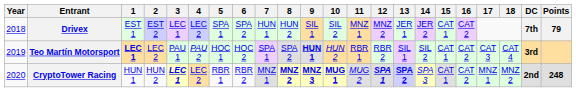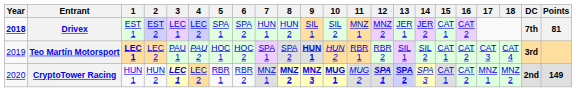(16, 29) normal -> (16, 29) bold
(556, 29) 79 -> (556, 29) 81
(556, 75) 248 -> (556, 75) 149
